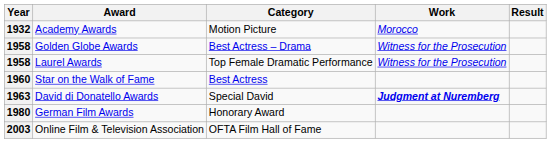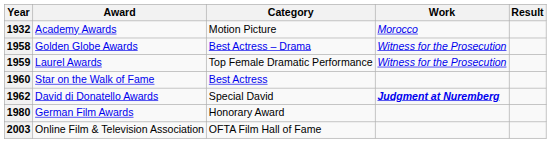(19, 63) 1958 -> (19, 63) 1959
(19, 96) 1963 -> (19, 96) 1962
